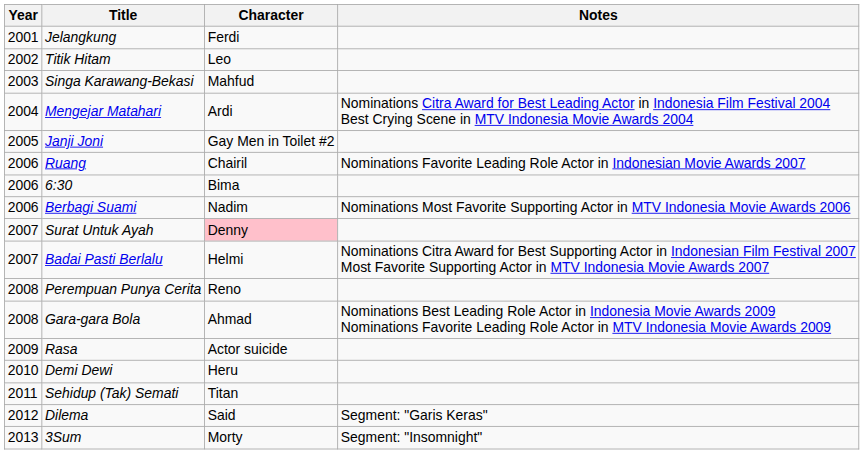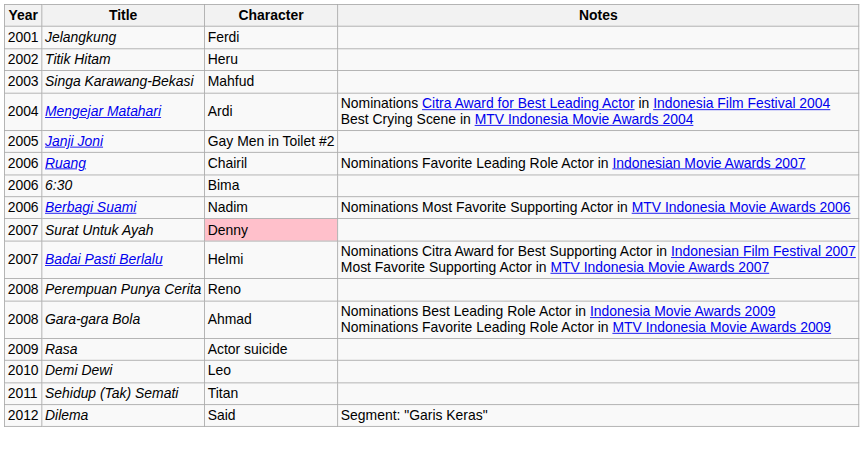(219, 59) Leo -> (223, 59) Heru
(223, 371) Heru -> (219, 371) Leo
- row: (63, 437)
